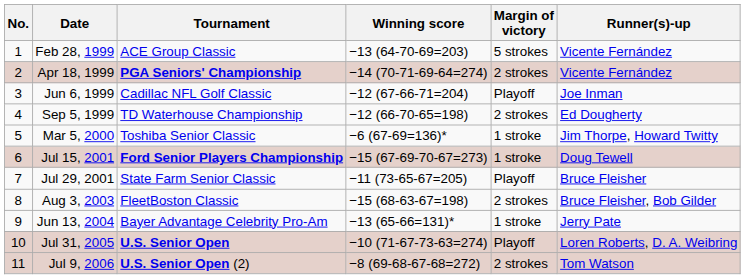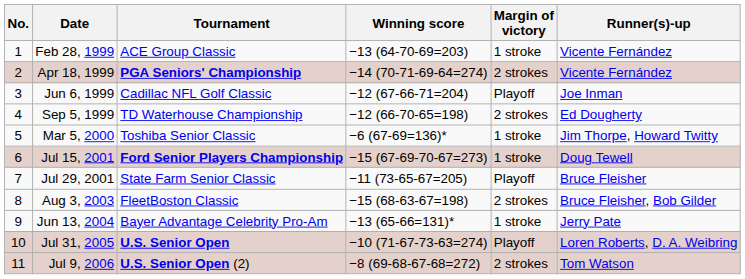(521, 51) 5 strokes -> (518, 51) 1 stroke
